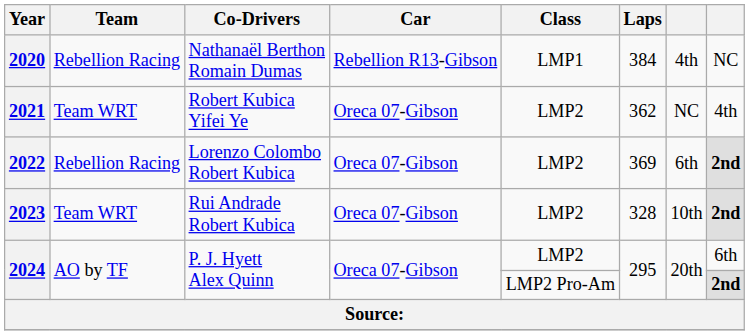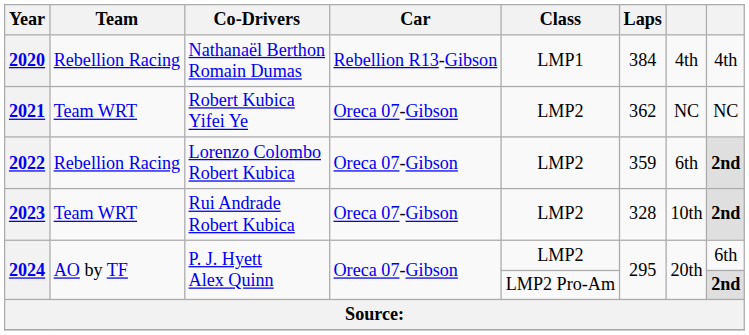(726, 60) NC -> (726, 60) 4th
(726, 111) 4th -> (726, 111) NC
(643, 163) 369 -> (643, 163) 359
